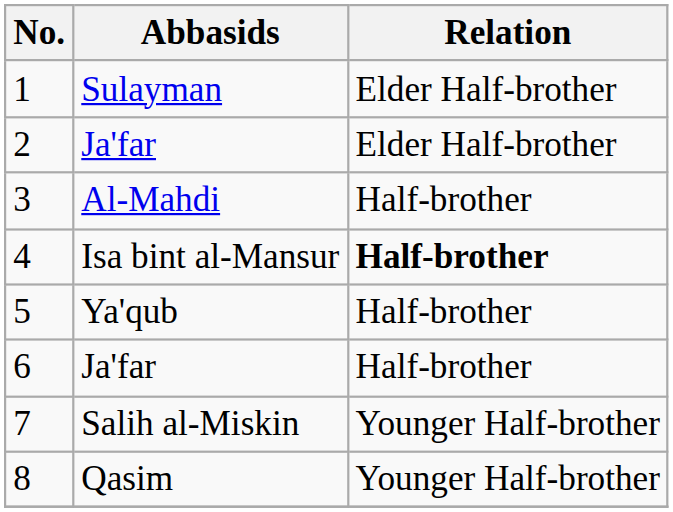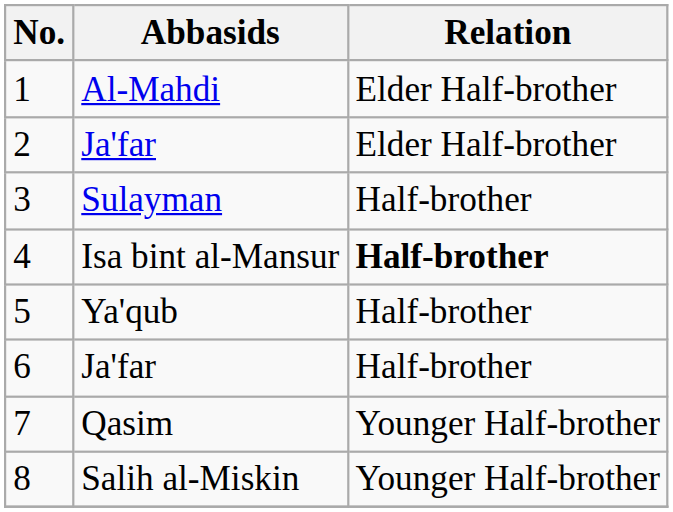(152, 88) Sulayman -> (151, 88) Al-Mahdi
(151, 199) Al-Mahdi -> (152, 199) Sulayman
(190, 423) Salih al-Miskin -> (127, 423) Qasim
(127, 479) Qasim -> (190, 479) Salih al-Miskin
